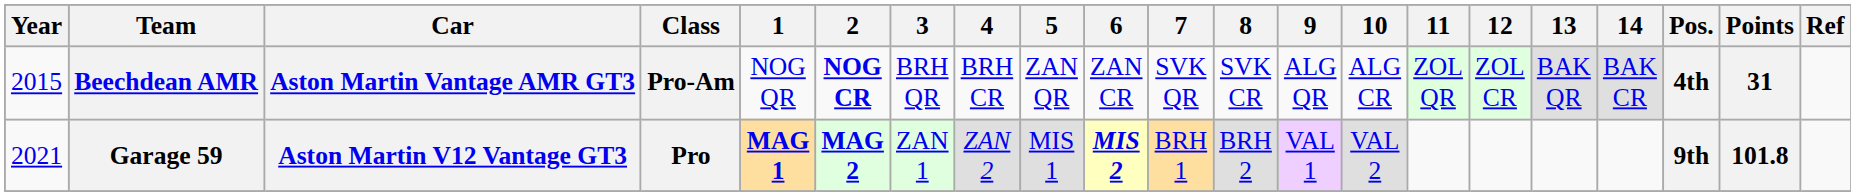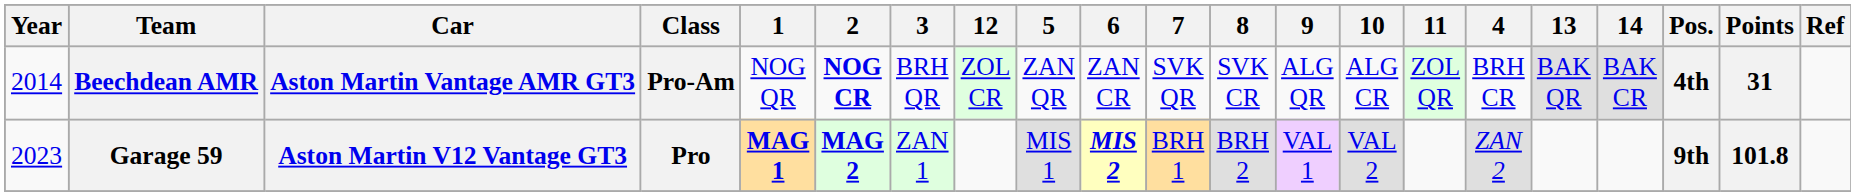columns swapped: (987, 25) <-> (1500, 25)
(37, 82) 2015 -> (37, 82) 2014
(37, 154) 2021 -> (37, 154) 2023
